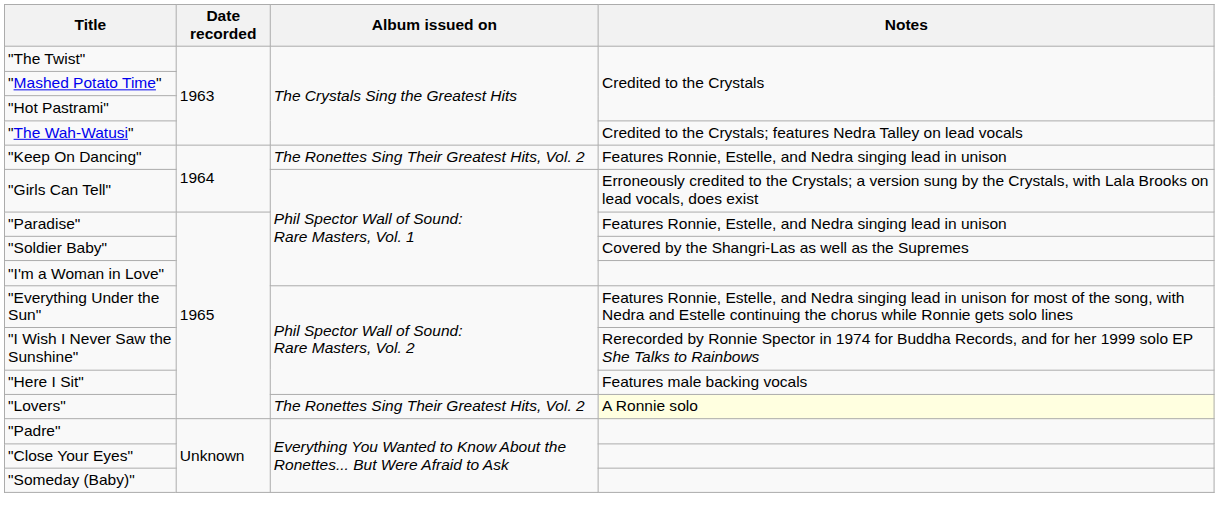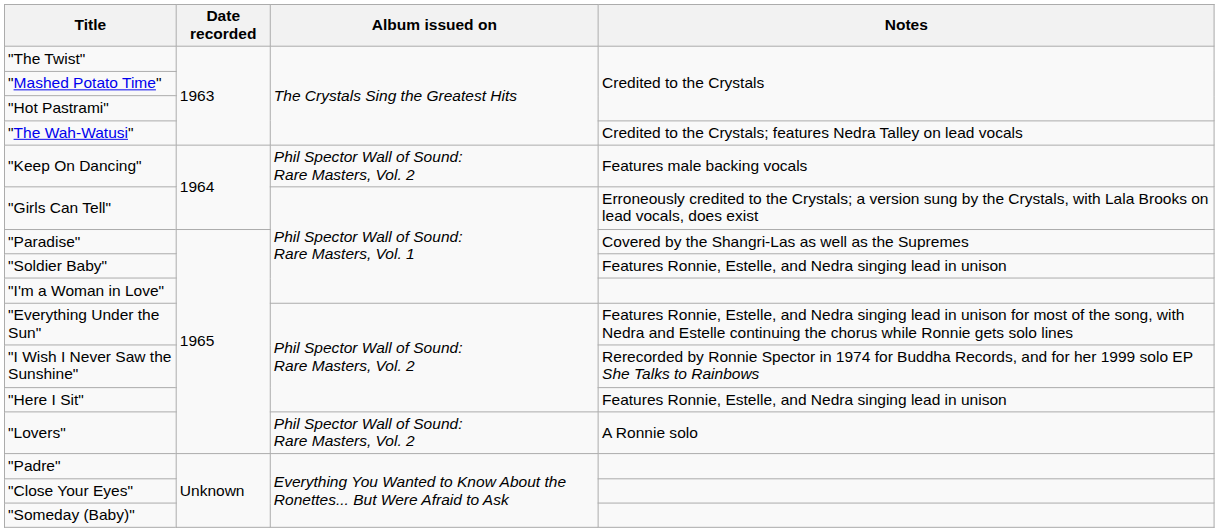(429, 157) The Ronettes Sing Their Greatest Hits, Vol. 2 -> (368, 166) Phil Spector Wall of Sound: Rare Masters, Vol. 2
(804, 157) Features Ronnie, Estelle, and Nedra singing lead in unison -> (705, 166) Features male backing vocals
(804, 224) Features Ronnie, Estelle, and Nedra singing lead in unison -> (785, 241) Covered by the Shangri-Las as well as the Supremes
(785, 248) Covered by the Shangri-Las as well as the Supremes -> (804, 266) Features Ronnie, Estelle, and Nedra singing lead in unison
(705, 382) Features male backing vocals -> (804, 399) Features Ronnie, Estelle, and Nedra singing lead in unison
(429, 406) The Ronettes Sing Their Greatest Hits, Vol. 2 -> (368, 432) Phil Spector Wall of Sound: Rare Masters, Vol. 2
(650, 406) lightyellow background -> (650, 432) no background
